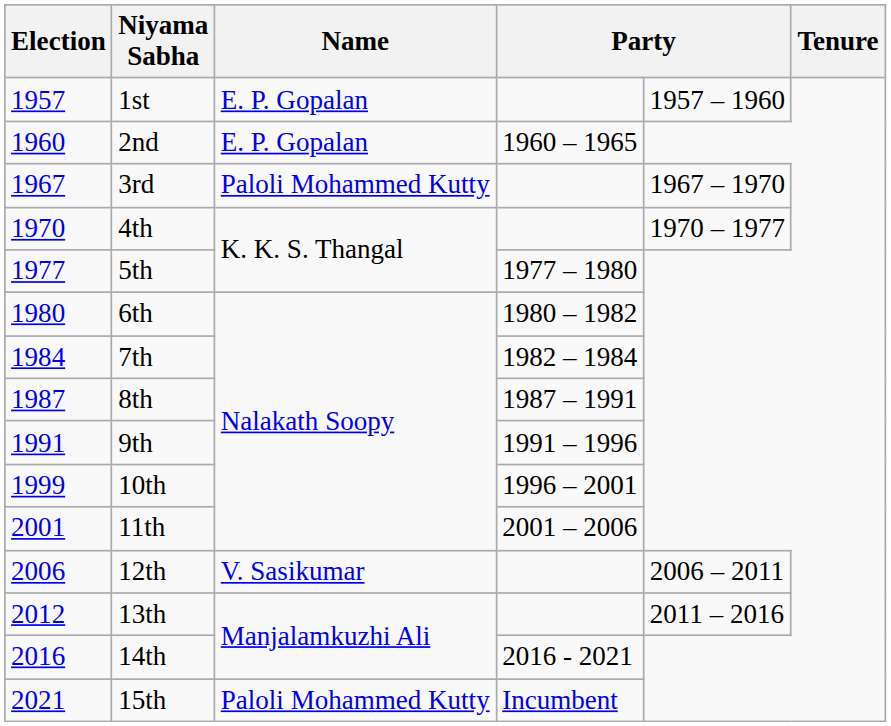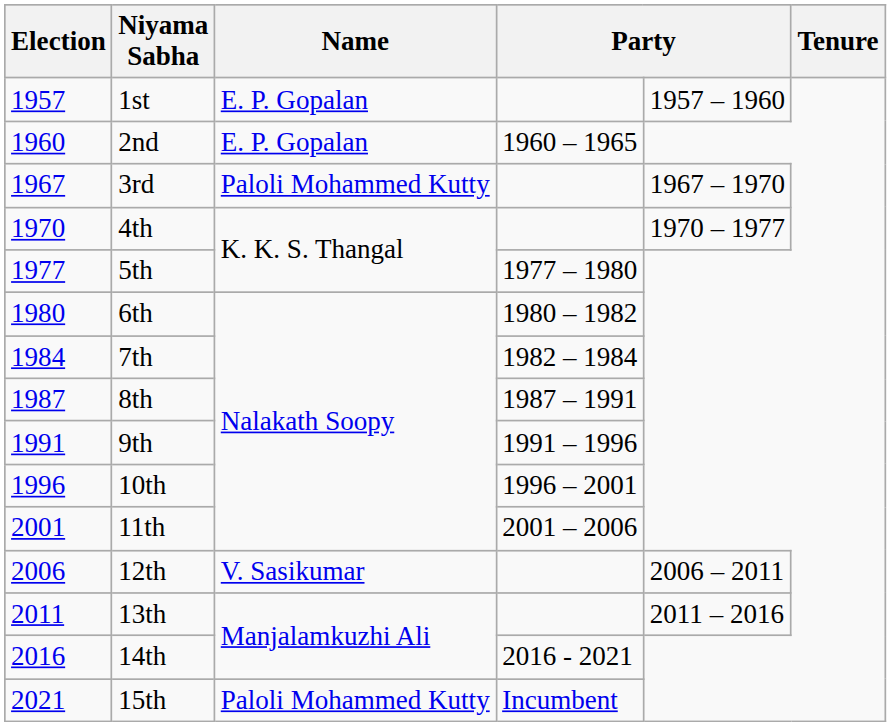(38, 485) 1999 -> (38, 485) 1996
(38, 613) 2012 -> (38, 613) 2011
